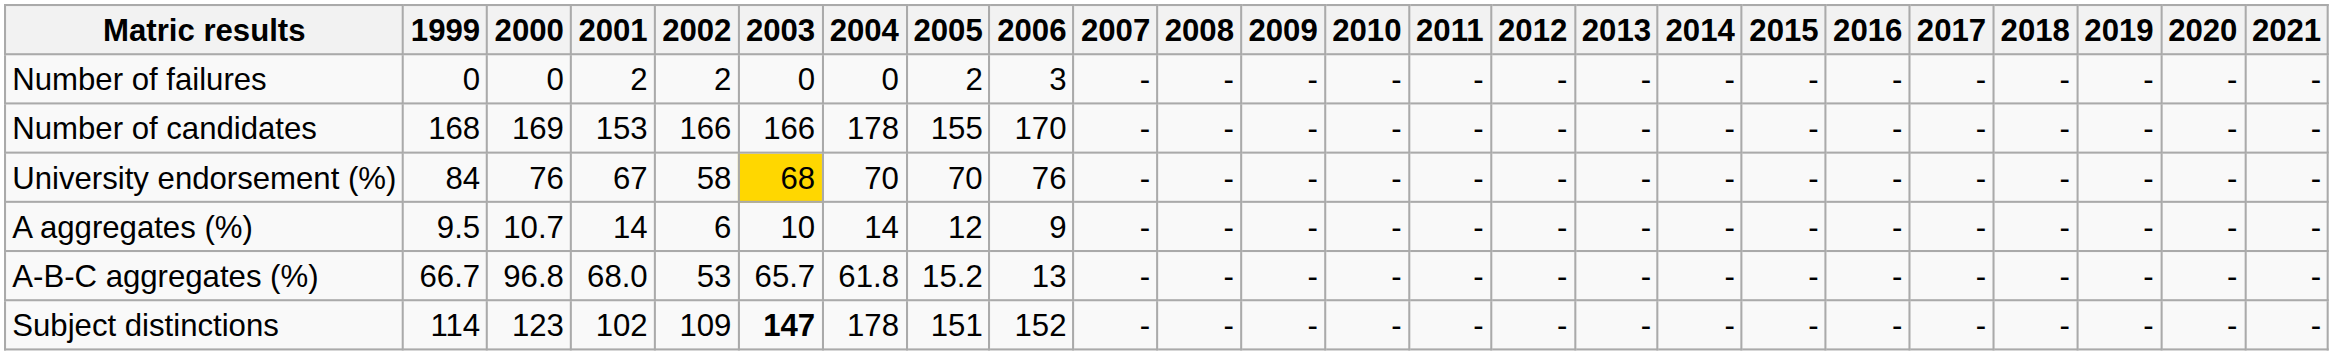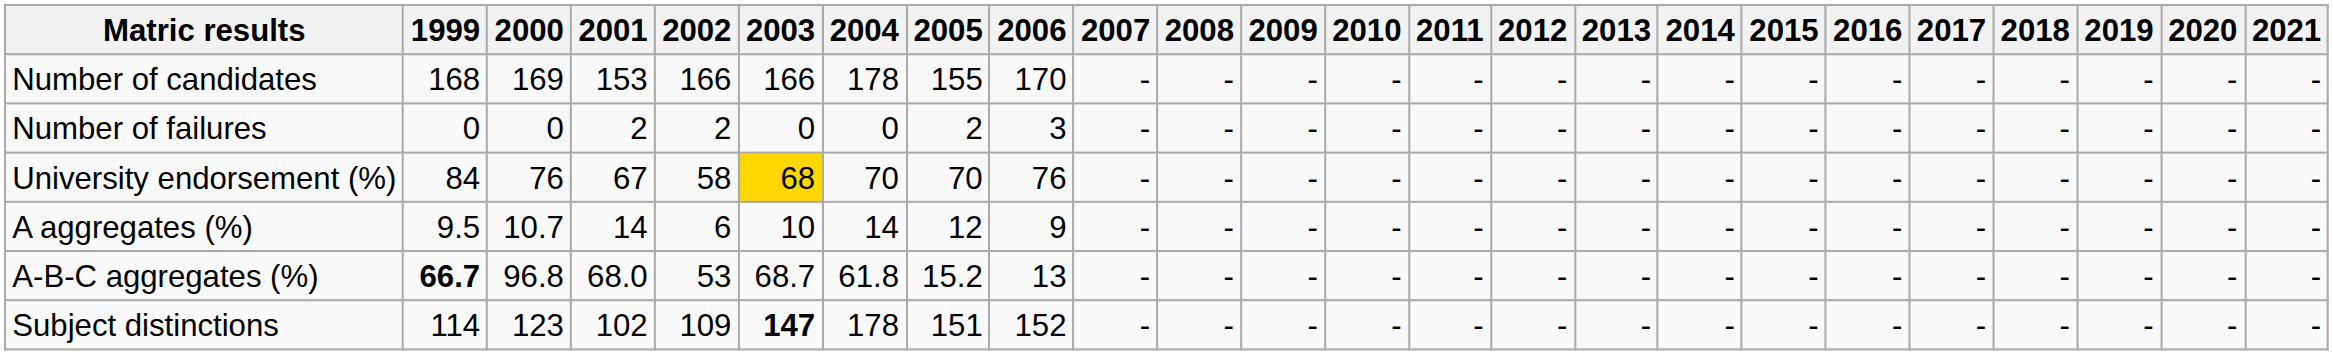rows swapped: (165, 129) <-> (139, 79)
(450, 277) normal -> (450, 277) bold
(785, 277) 65.7 -> (785, 277) 68.7
